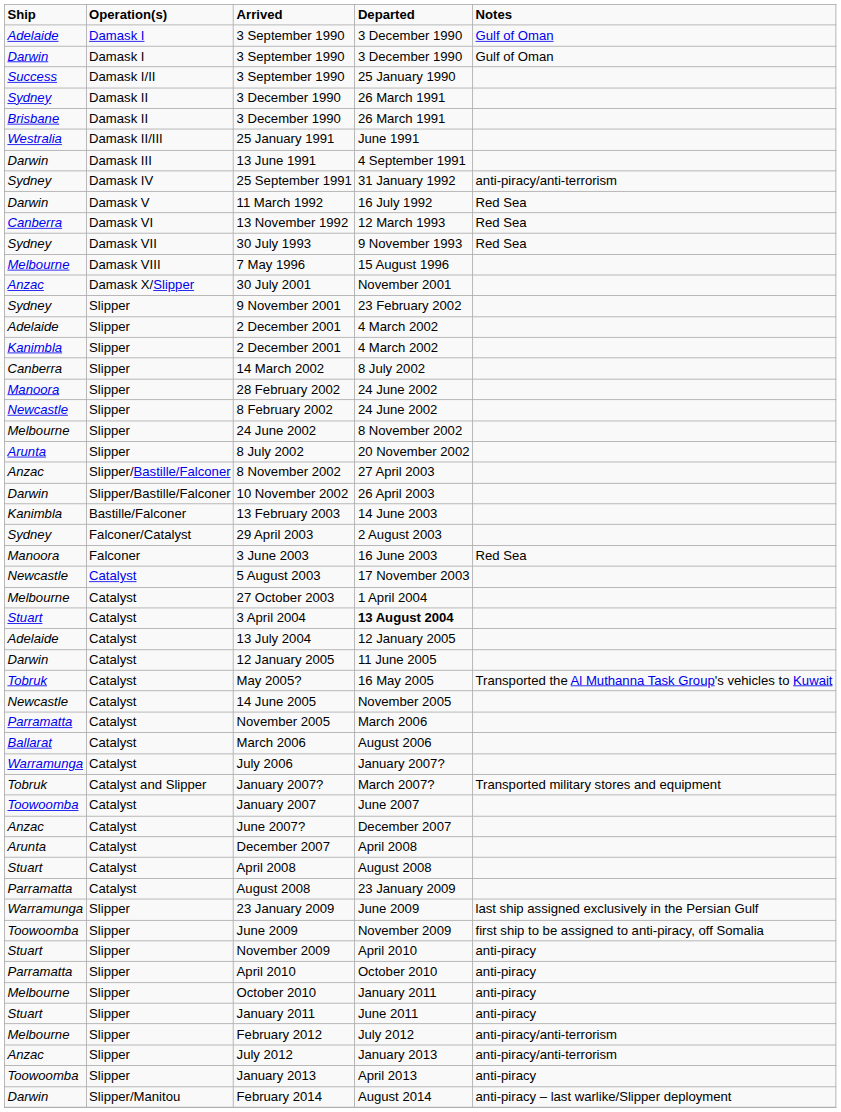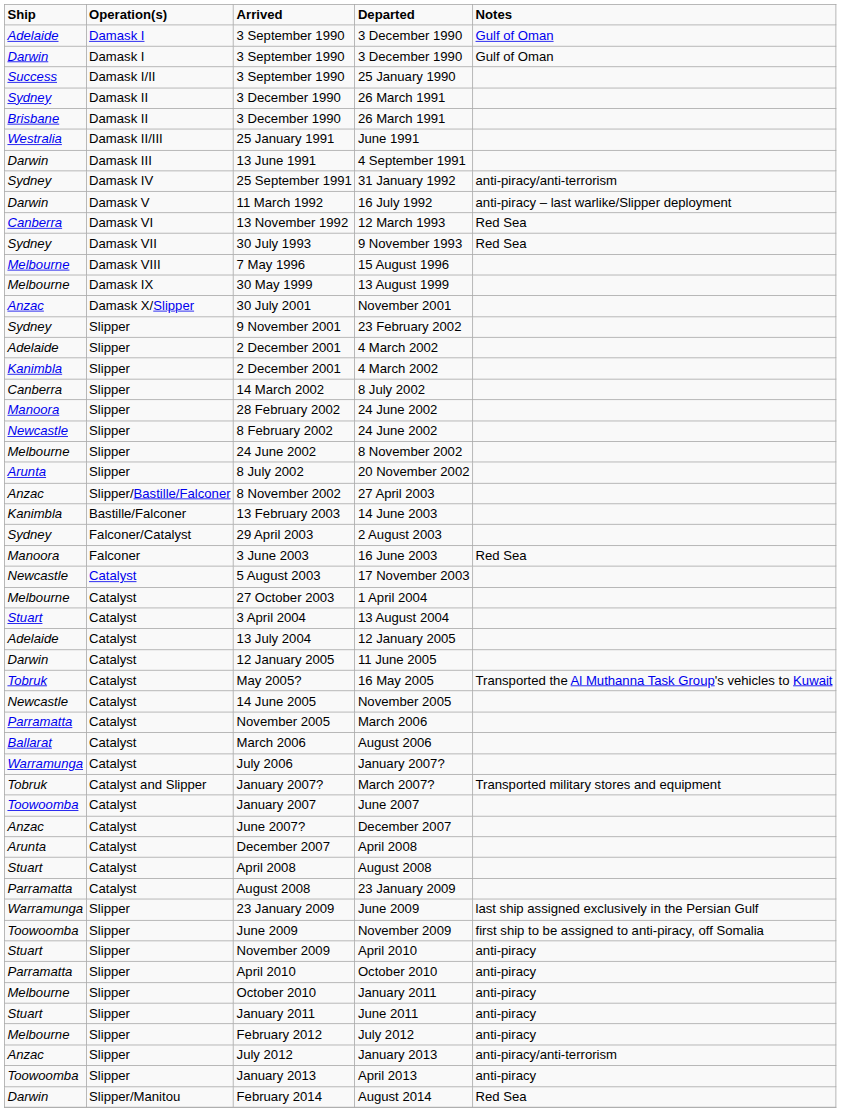(501, 202) Red Sea -> (604, 202) anti-piracy – last warlike/Slipper deployment
+ row: (38, 285)
- row: (28, 493)
(406, 618) bold -> (403, 618) normal
(546, 1034) anti-piracy/anti-terrorism -> (506, 1034) anti-piracy
(604, 1096) anti-piracy – last warlike/Slipper deployment -> (501, 1096) Red Sea
